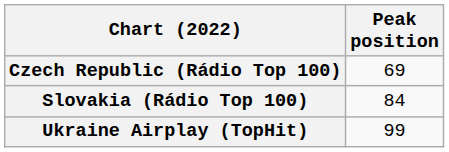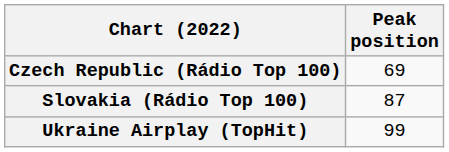(395, 101) 84 -> (395, 101) 87
